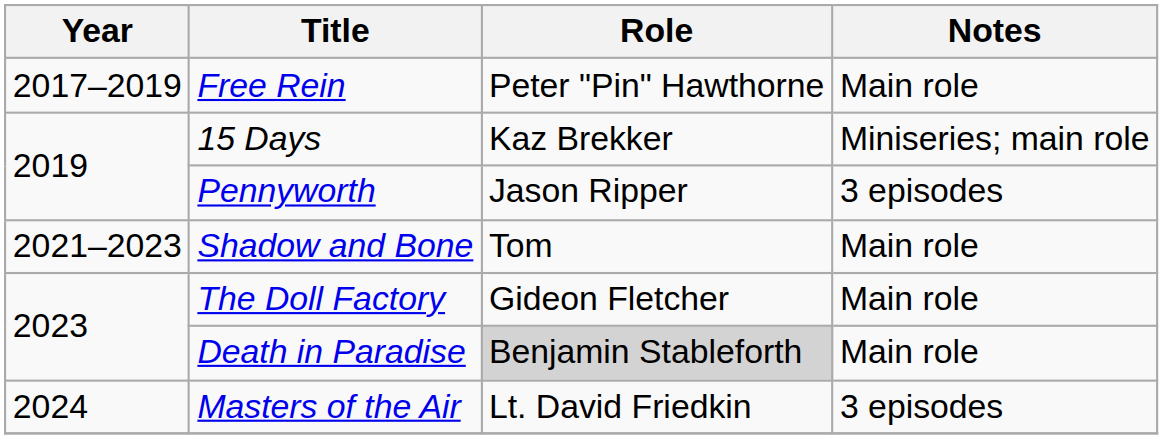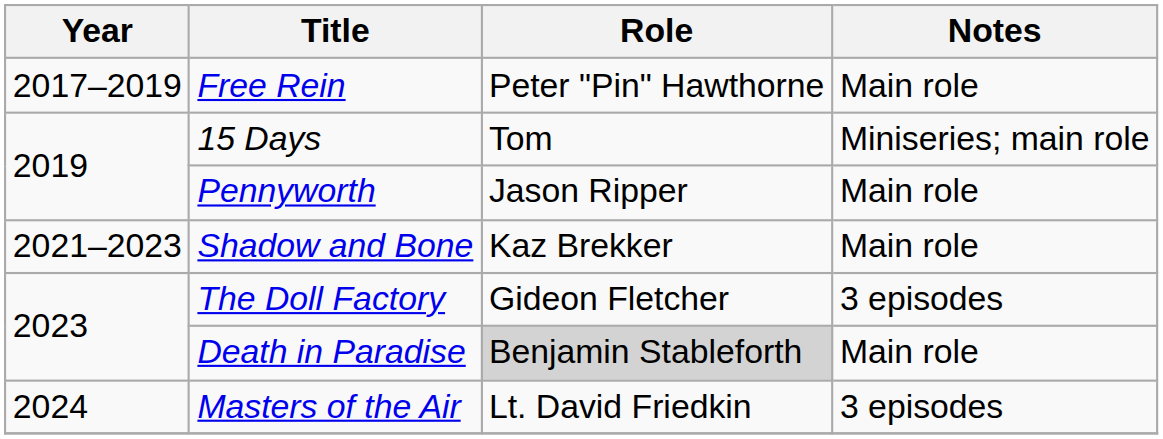(581, 138) Kaz Brekker -> (521, 138) Tom
(922, 191) 3 episodes -> (909, 191) Main role
(521, 245) Tom -> (581, 245) Kaz Brekker
(909, 298) Main role -> (922, 298) 3 episodes
